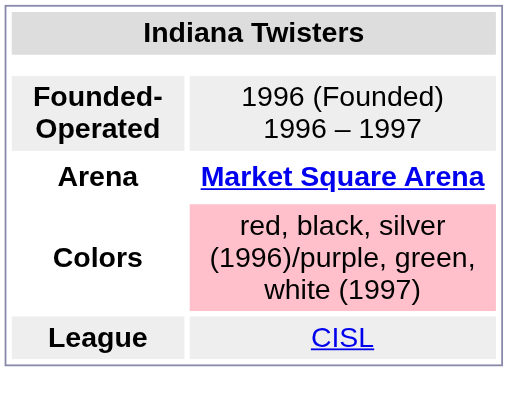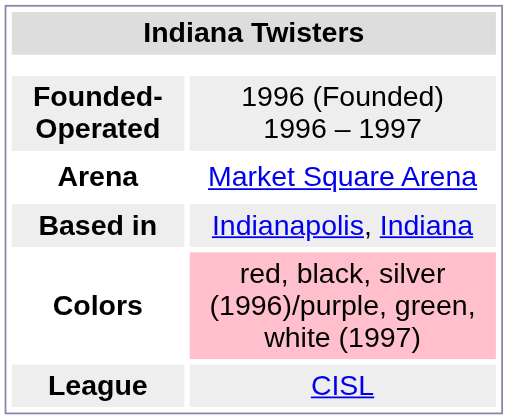(343, 177) bold -> (343, 177) normal
+ row: (98, 225)
